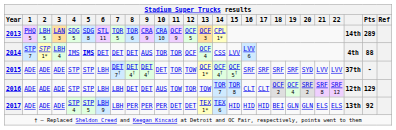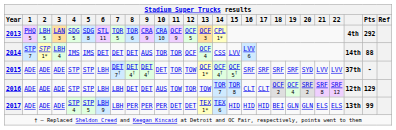(353, 35) 14th -> (353, 35) 4th
(370, 35) 289 -> (370, 35) 292
(88, 52) bold -> (88, 52) normal
(353, 52) 4th -> (353, 52) 14th
(370, 106) 92 -> (370, 106) 99
